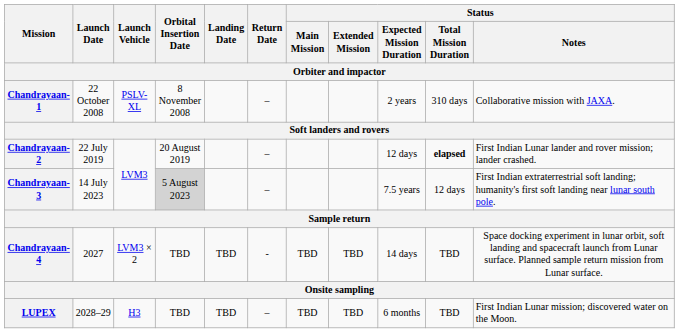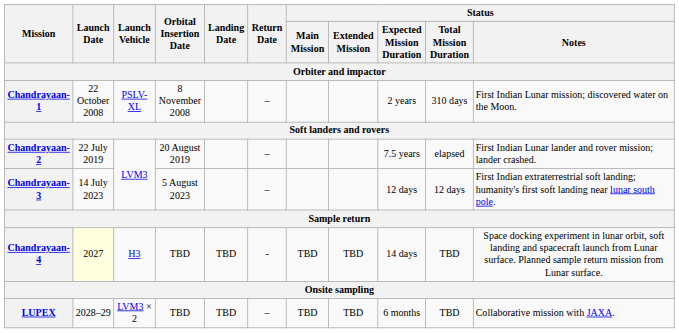(545, 101) Collaborative mission with JAXA. -> (572, 101) First Indian Lunar mission; discovered water on the Moon.
(402, 153) 12 days -> (402, 153) 7.5 years
(450, 153) bold -> (450, 153) normal
(180, 189) lightgrey background -> (180, 189) no background
(402, 189) 7.5 years -> (402, 189) 12 days
(93, 254) no background -> (93, 254) lightyellow background
(134, 254) LVM3 × 2 -> (134, 254) H3
(134, 313) H3 -> (134, 313) LVM3 × 2
(572, 313) First Indian Lunar mission; discovered water on the Moon. -> (545, 313) Collaborative mission with JAXA.
